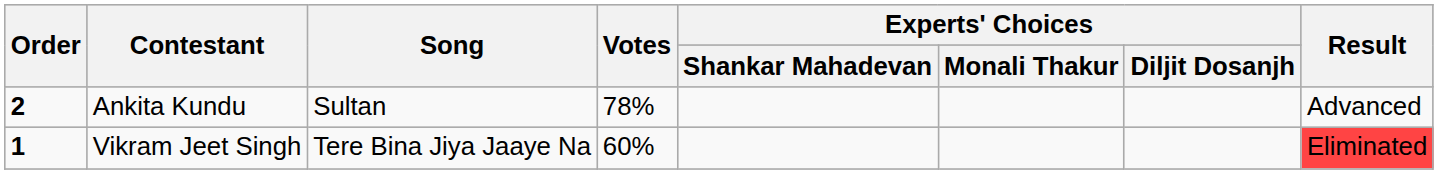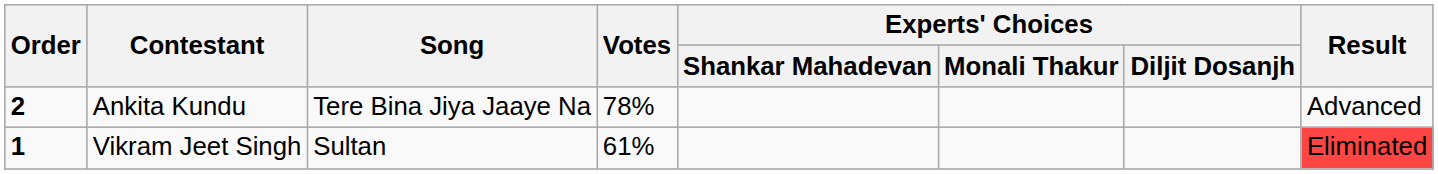(350, 106) Sultan -> (452, 106) Tere Bina Jiya Jaaye Na
(452, 147) Tere Bina Jiya Jaaye Na -> (350, 147) Sultan
(629, 147) 60% -> (629, 147) 61%
